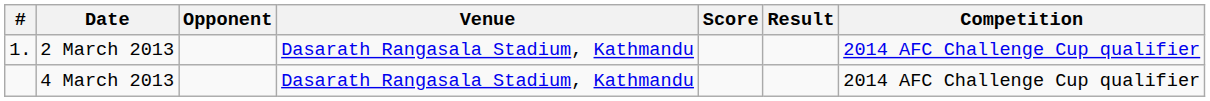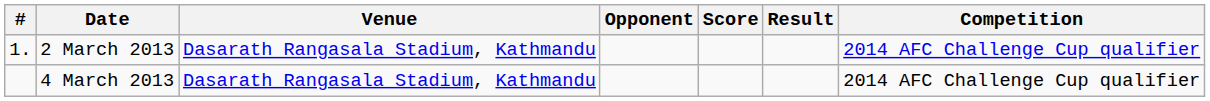columns swapped: (488, 20) <-> (228, 20)
